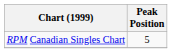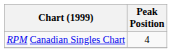(147, 39) 5 -> (147, 39) 4
